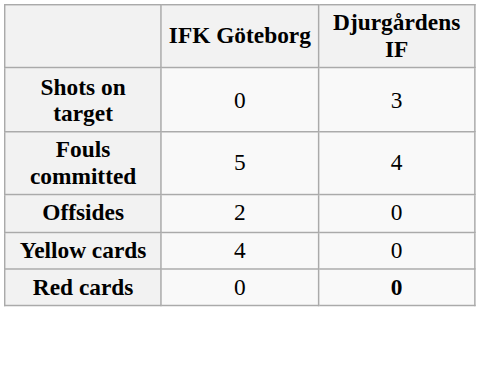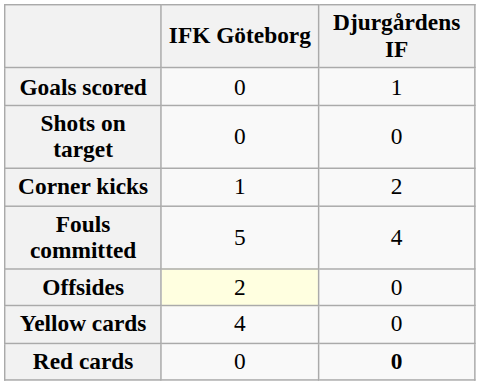+ row: (83, 86)
(397, 99) 3 -> (397, 136) 0
+ row: (83, 186)
(240, 213) no background -> (240, 287) lightyellow background
